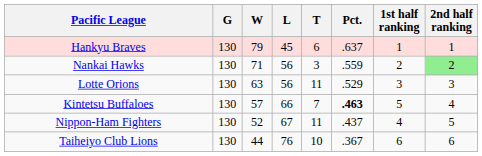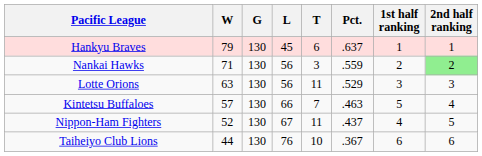columns swapped: (227, 20) <-> (257, 20)
(352, 103) bold -> (352, 103) normal
